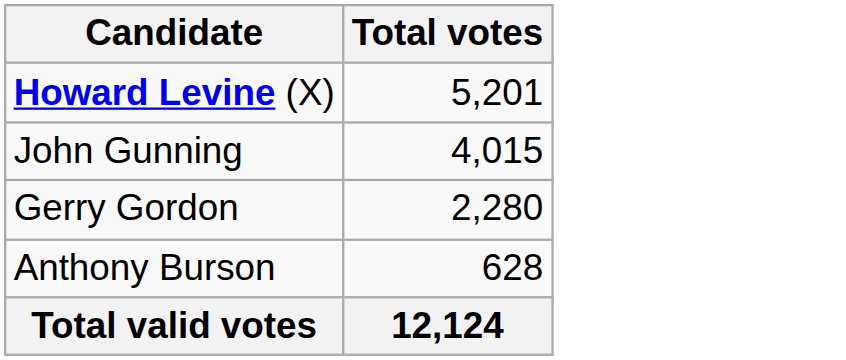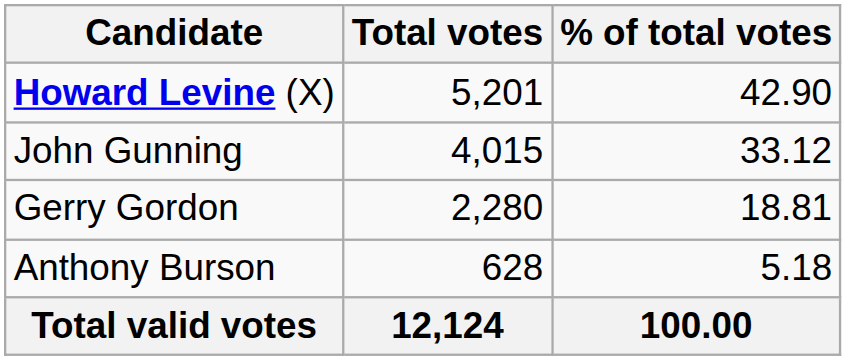+ column: (696, 33)
